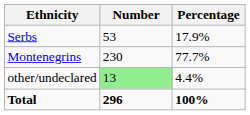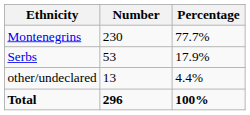rows swapped: (44, 57) <-> (22, 36)
(109, 78) lightgreen background -> (109, 78) no background
